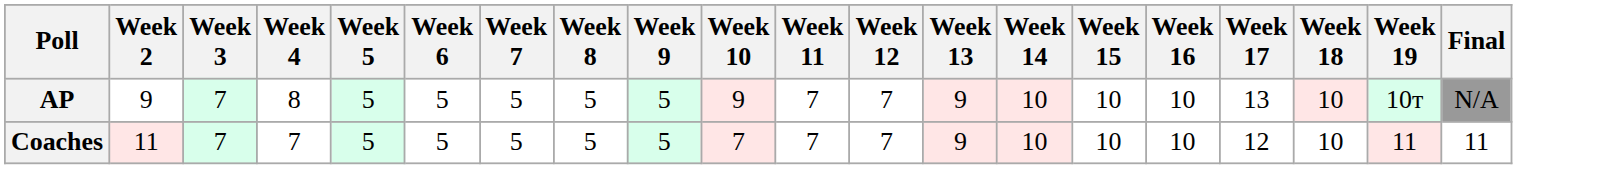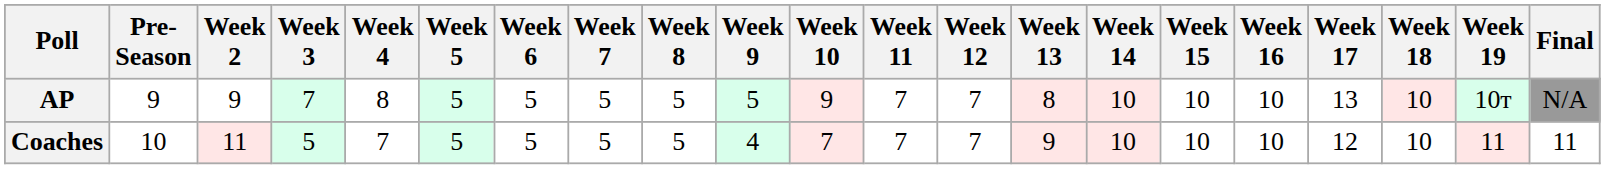+ column: (153, 41)
(960, 99) 9 -> (1049, 99) 8
(220, 142) 7 -> (309, 142) 5
(664, 142) 5 -> (753, 142) 4
